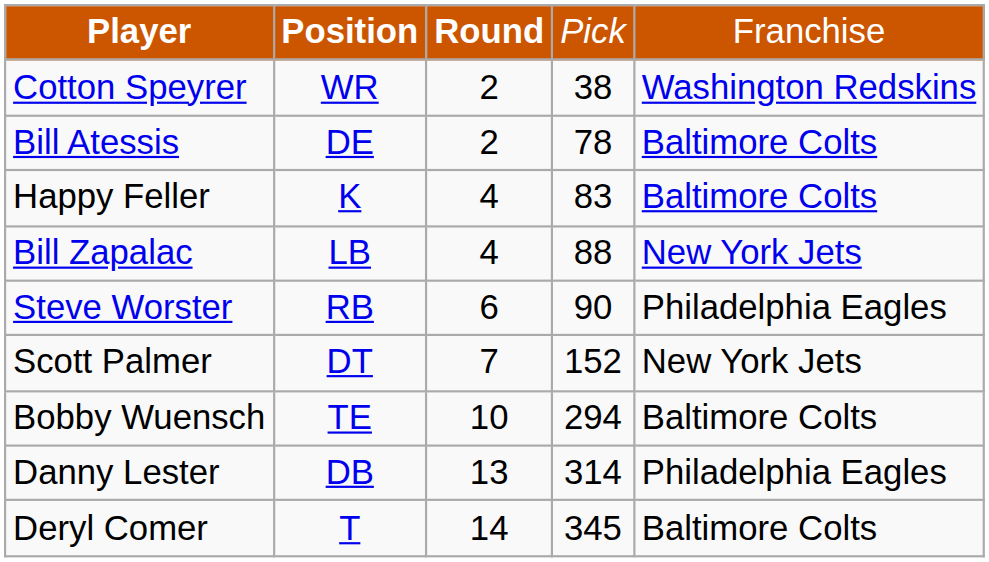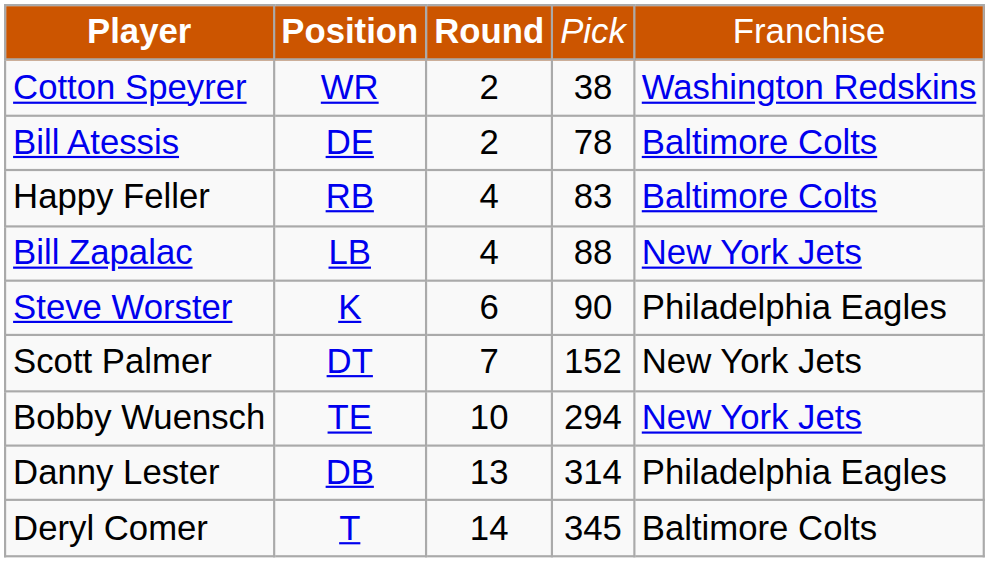(350, 197) K -> (350, 197) RB
(350, 307) RB -> (350, 307) K
(759, 417) Baltimore Colts -> (752, 417) New York Jets
